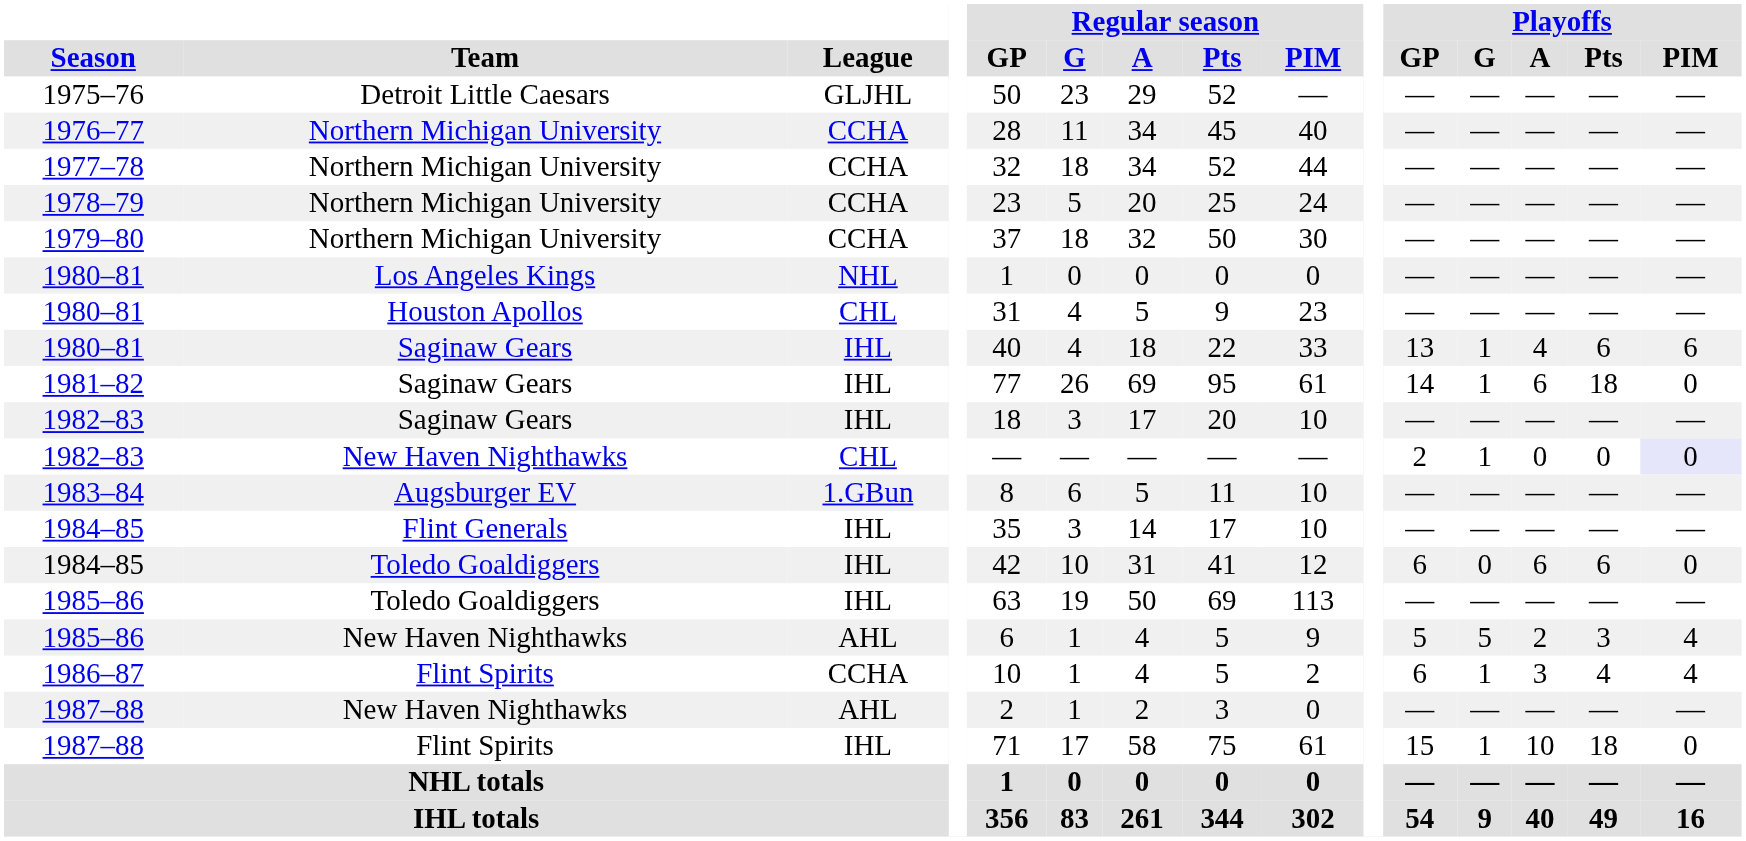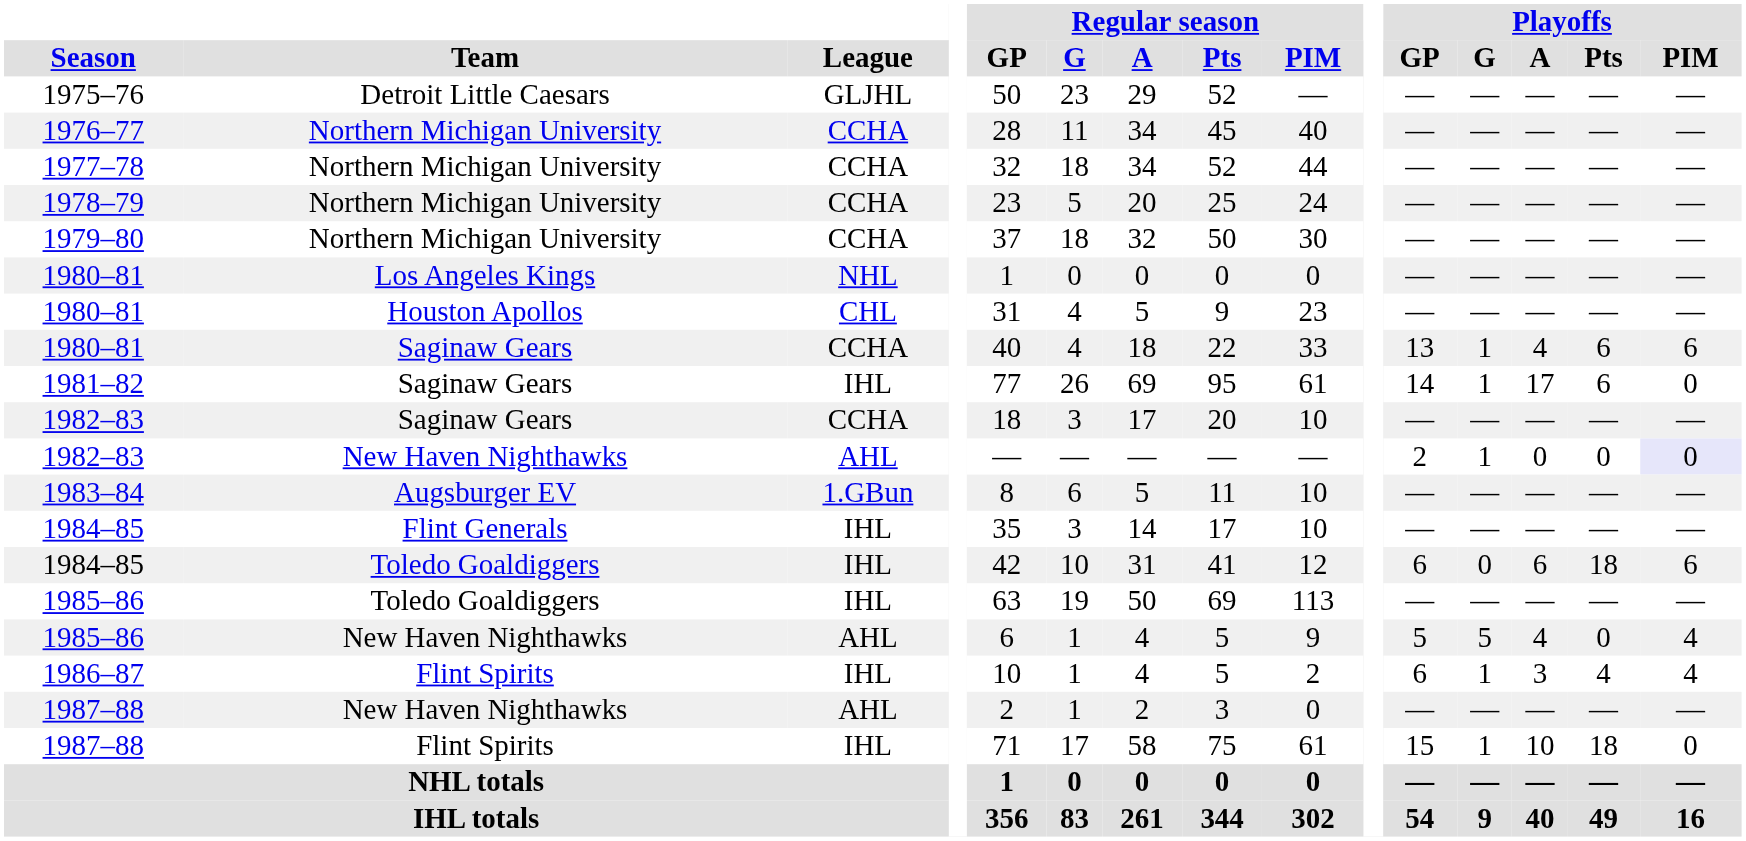(868, 347) IHL -> (868, 347) CCHA
(1540, 383) 6 -> (1540, 383) 17
(1604, 383) 18 -> (1604, 383) 6
(868, 419) IHL -> (868, 419) CCHA
(868, 456) CHL -> (868, 456) AHL
(1604, 564) 6 -> (1604, 564) 18
(1691, 564) 0 -> (1691, 564) 6
(1540, 637) 2 -> (1540, 637) 4
(1604, 637) 3 -> (1604, 637) 0
(868, 673) CCHA -> (868, 673) IHL
